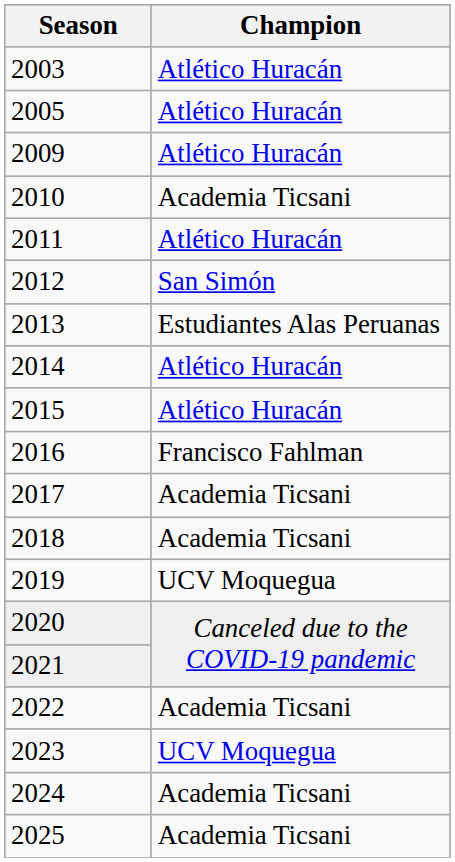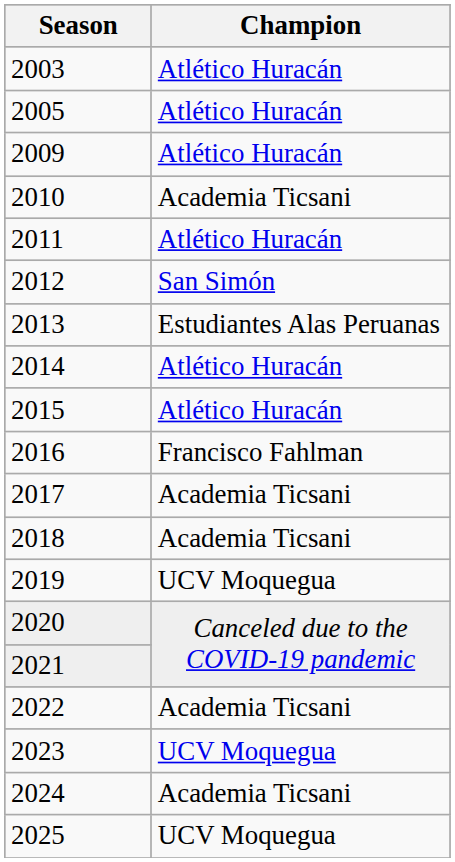(255, 835) Academia Ticsani -> (247, 835) UCV Moquegua
